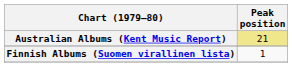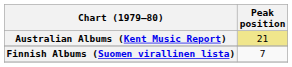(263, 54) 1 -> (263, 54) 7
